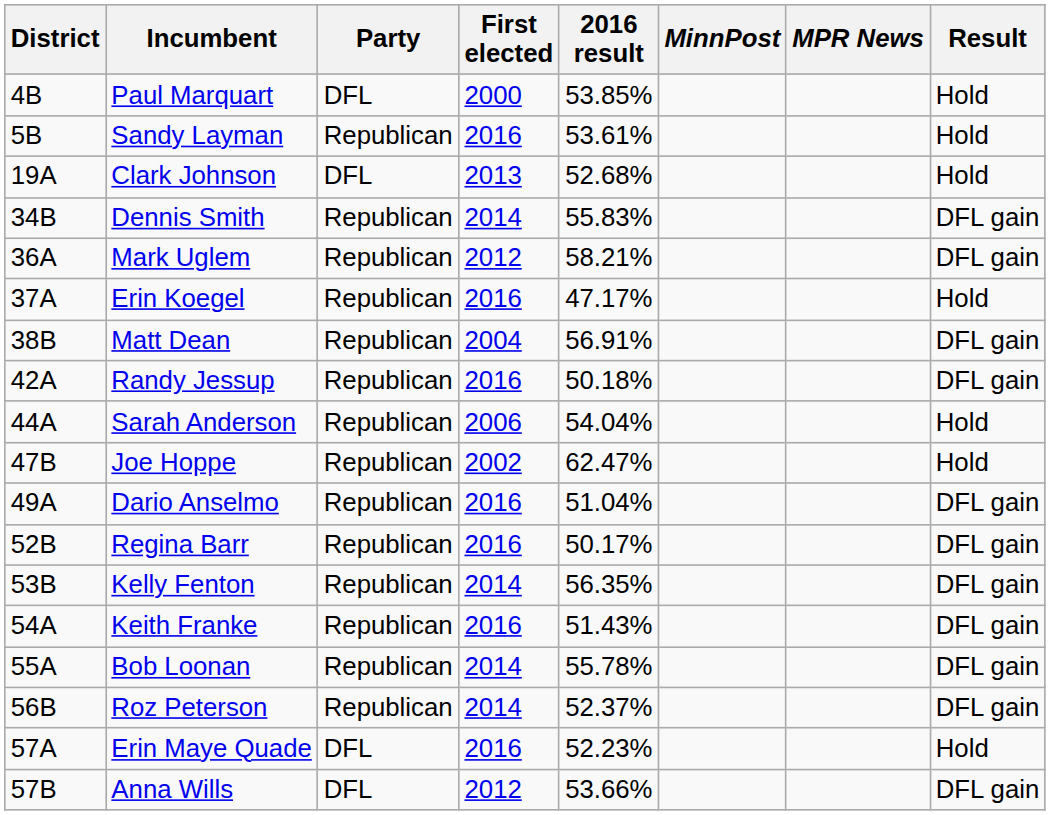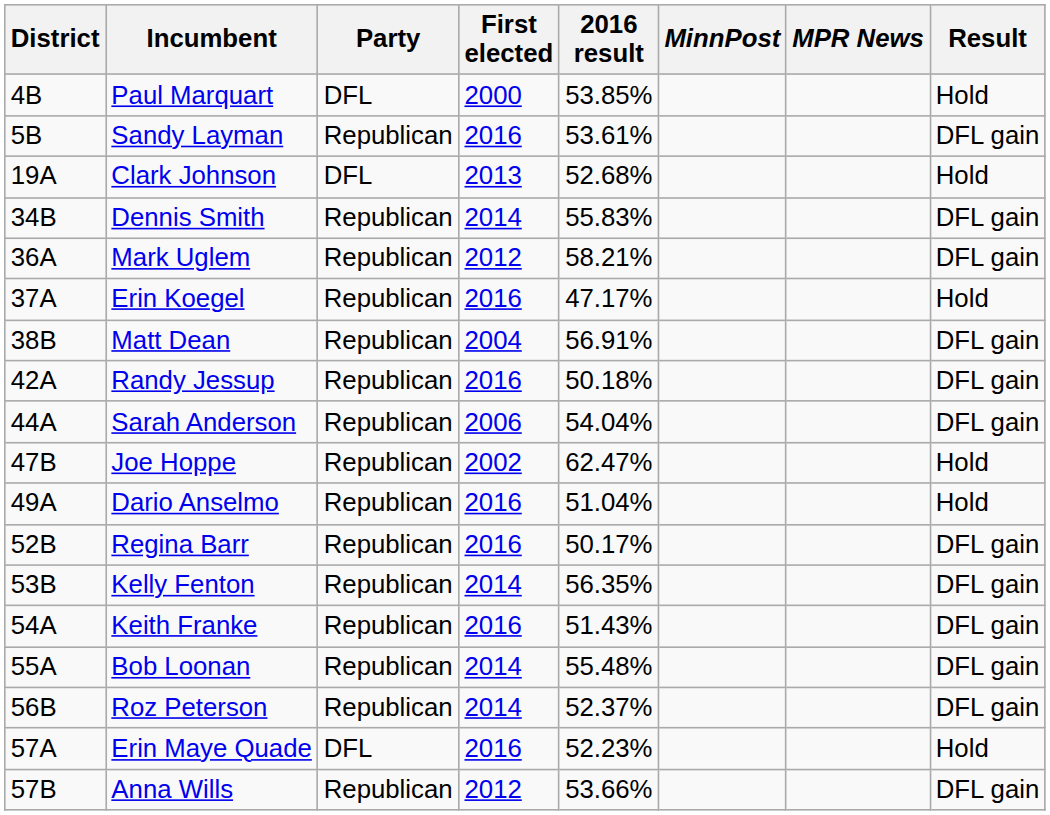(962, 135) Hold -> (988, 135) DFL gain
(962, 421) Hold -> (988, 421) DFL gain
(988, 503) DFL gain -> (962, 503) Hold
(609, 666) 55.78% -> (609, 666) 55.48%
(348, 789) DFL -> (388, 789) Republican
